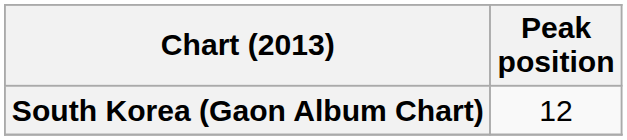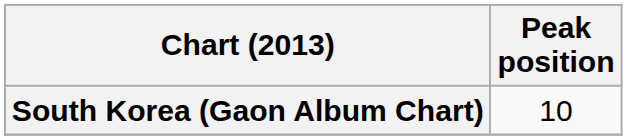(556, 109) 12 -> (556, 109) 10
